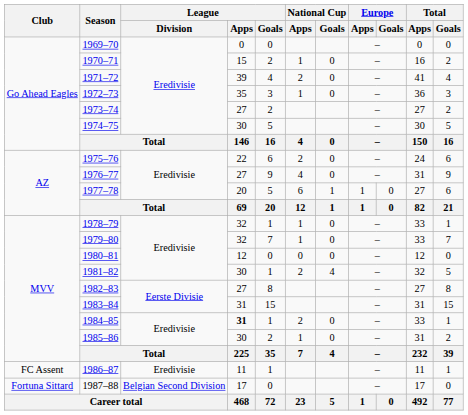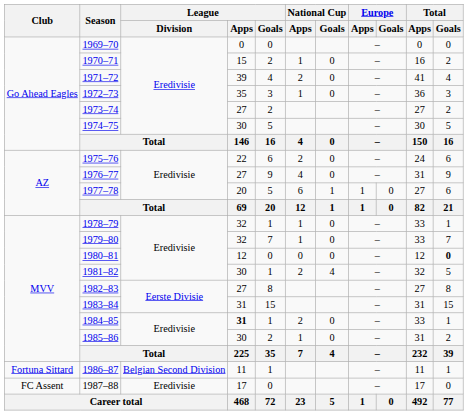(448, 256) normal -> (448, 256) bold
(42, 369) FC Assent -> (42, 369) Fortuna Sittard
(174, 369) Eredivisie -> (174, 369) Belgian Second Division
(42, 386) Fortuna Sittard -> (42, 386) FC Assent
(174, 386) Belgian Second Division -> (174, 386) Eredivisie
